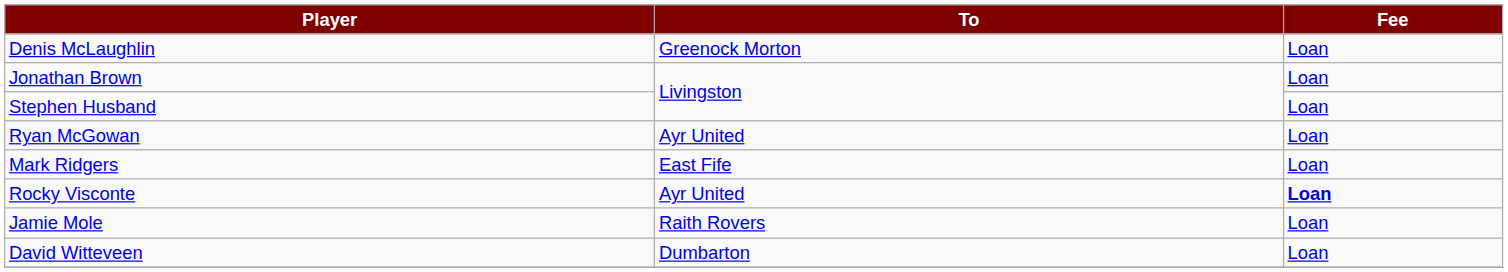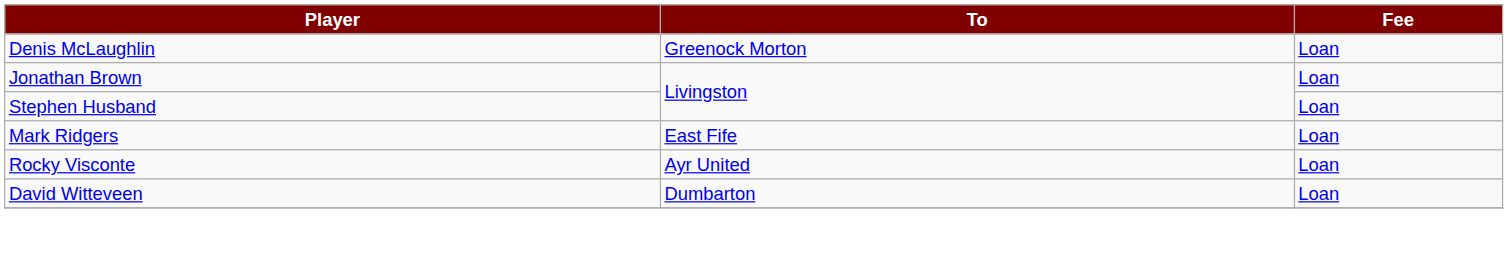- row: (74, 136)
(1309, 194) bold -> (1319, 165) normal
- row: (56, 223)
